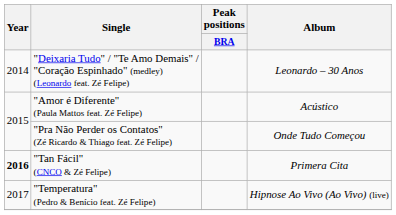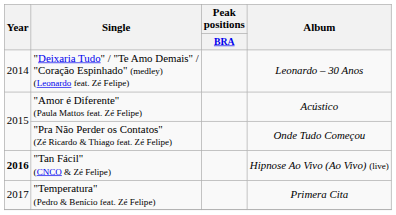(319, 165) Primera Cita -> (319, 165) Hipnose Ao Vivo (Ao Vivo) (live)
(319, 195) Hipnose Ao Vivo (Ao Vivo) (live) -> (319, 195) Primera Cita
